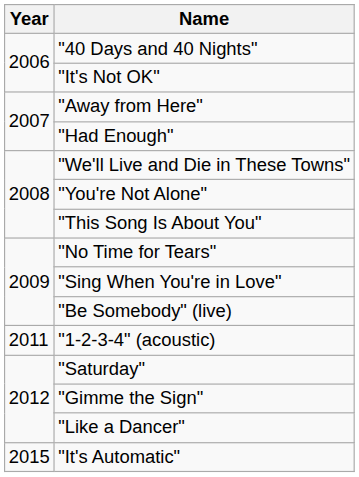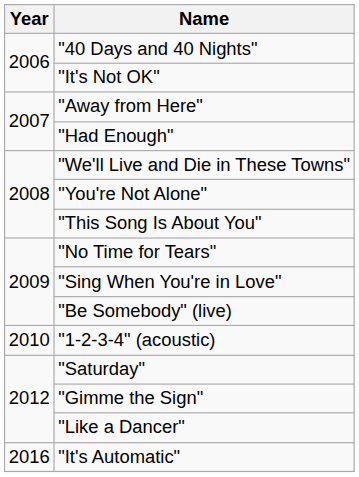(29, 340) 2011 -> (29, 340) 2010
(29, 456) 2015 -> (29, 456) 2016
